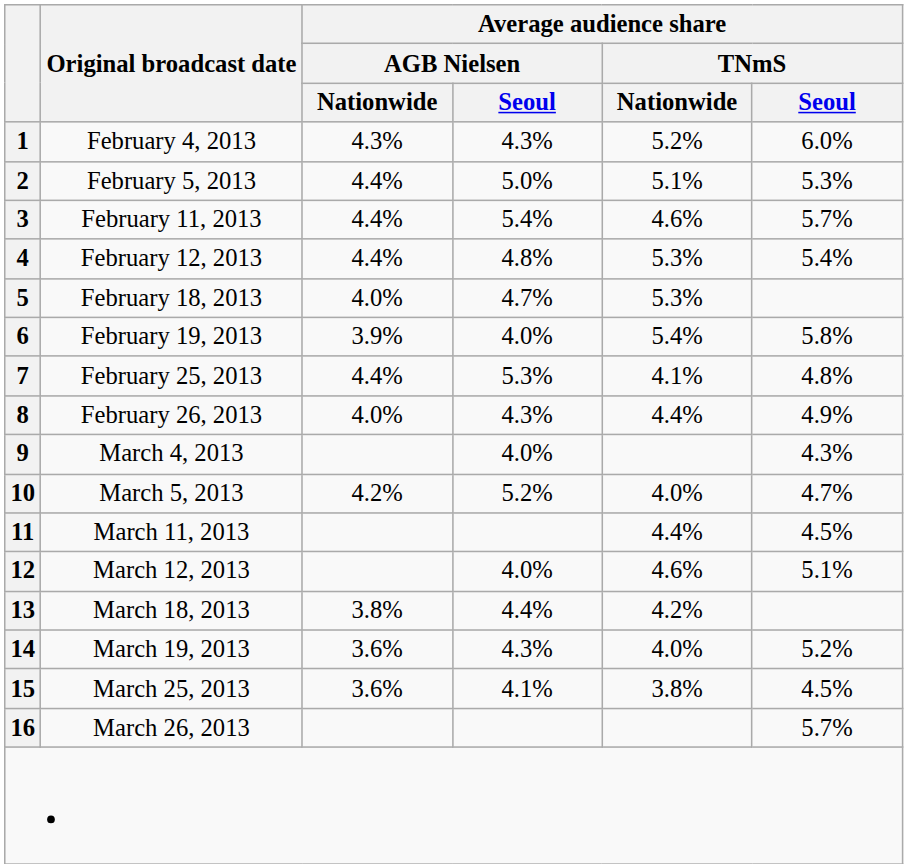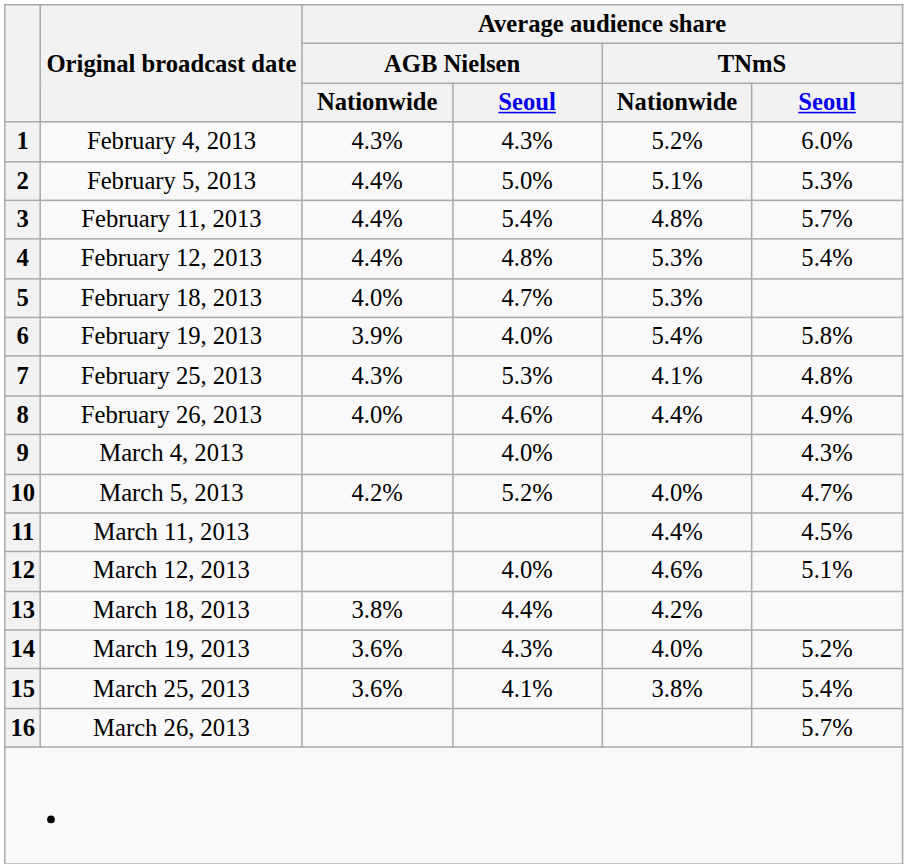(677, 219) 4.6% -> (677, 219) 4.8%
(377, 375) 4.4% -> (377, 375) 4.3%
(527, 414) 4.3% -> (527, 414) 4.6%
(827, 688) 4.5% -> (827, 688) 5.4%
